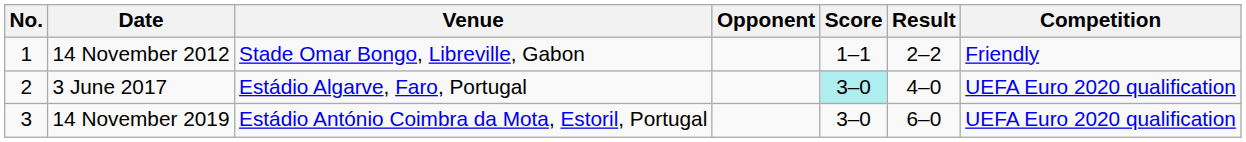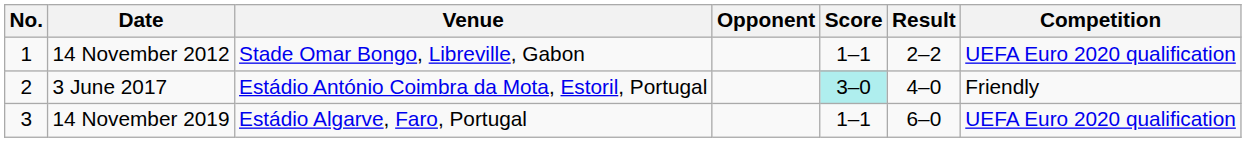(1002, 53) Friendly -> (1101, 53) UEFA Euro 2020 qualification
(383, 86) Estádio Algarve, Faro, Portugal -> (473, 86) Estádio António Coimbra da Mota, Estoril, Portugal
(1101, 86) UEFA Euro 2020 qualification -> (1002, 86) Friendly
(473, 119) Estádio António Coimbra da Mota, Estoril, Portugal -> (383, 119) Estádio Algarve, Faro, Portugal
(854, 119) 3–0 -> (854, 119) 1–1
